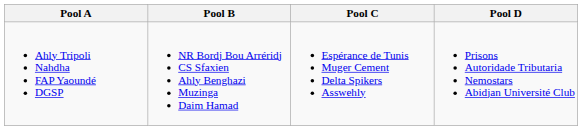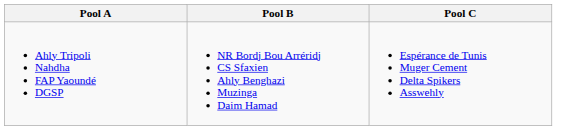- column: (506, 13)
